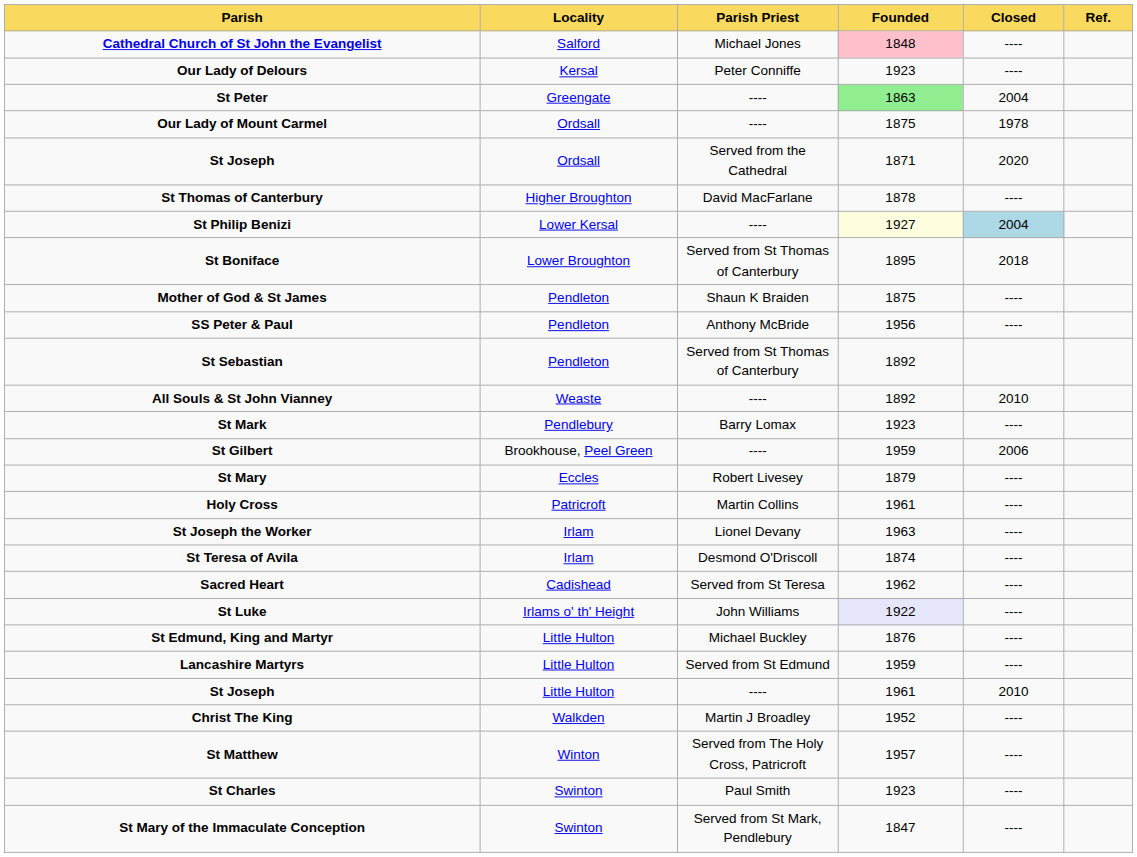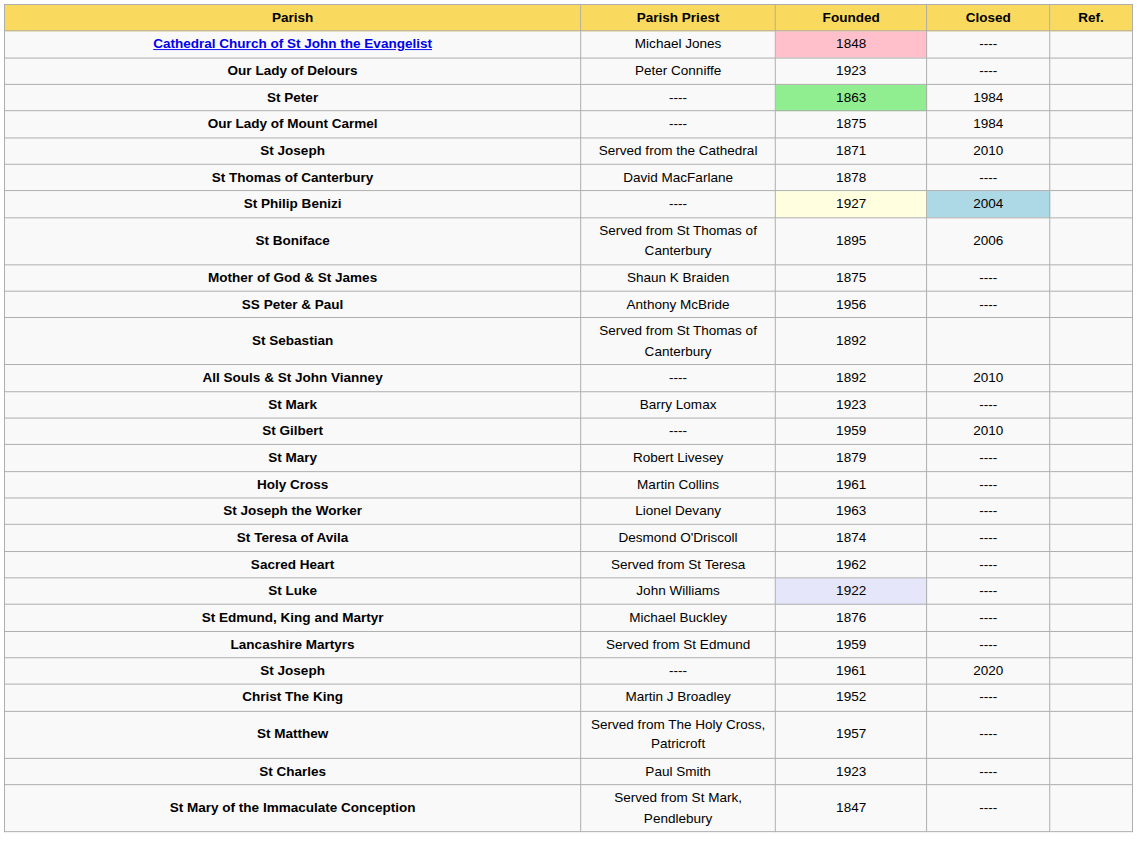- column: (579, 17)
(1014, 97) 2004 -> (988, 97) 1984
(1014, 124) 1978 -> (988, 124) 1984
(1014, 161) 2020 -> (988, 151) 2010
(1014, 261) 2018 -> (988, 241) 2006
(1014, 451) 2006 -> (988, 431) 2010
(1014, 691) 2010 -> (988, 671) 2020
